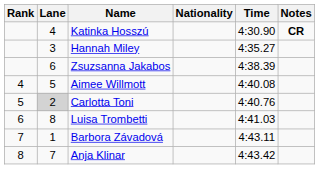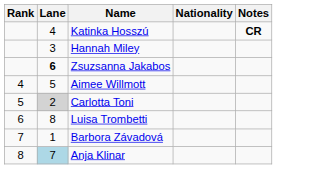- column: (257, 13)
(53, 66) normal -> (53, 66) bold
(53, 155) no background -> (53, 155) lightblue background
